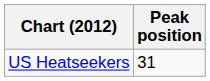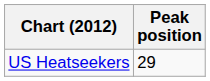(146, 62) 31 -> (146, 62) 29
